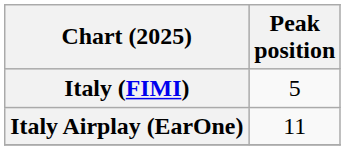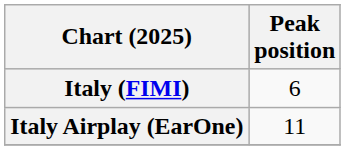(295, 88) 5 -> (295, 88) 6
